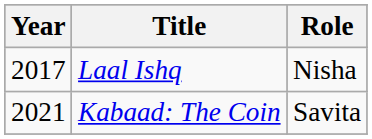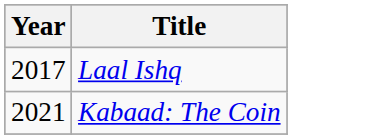- column: (327, 26)
